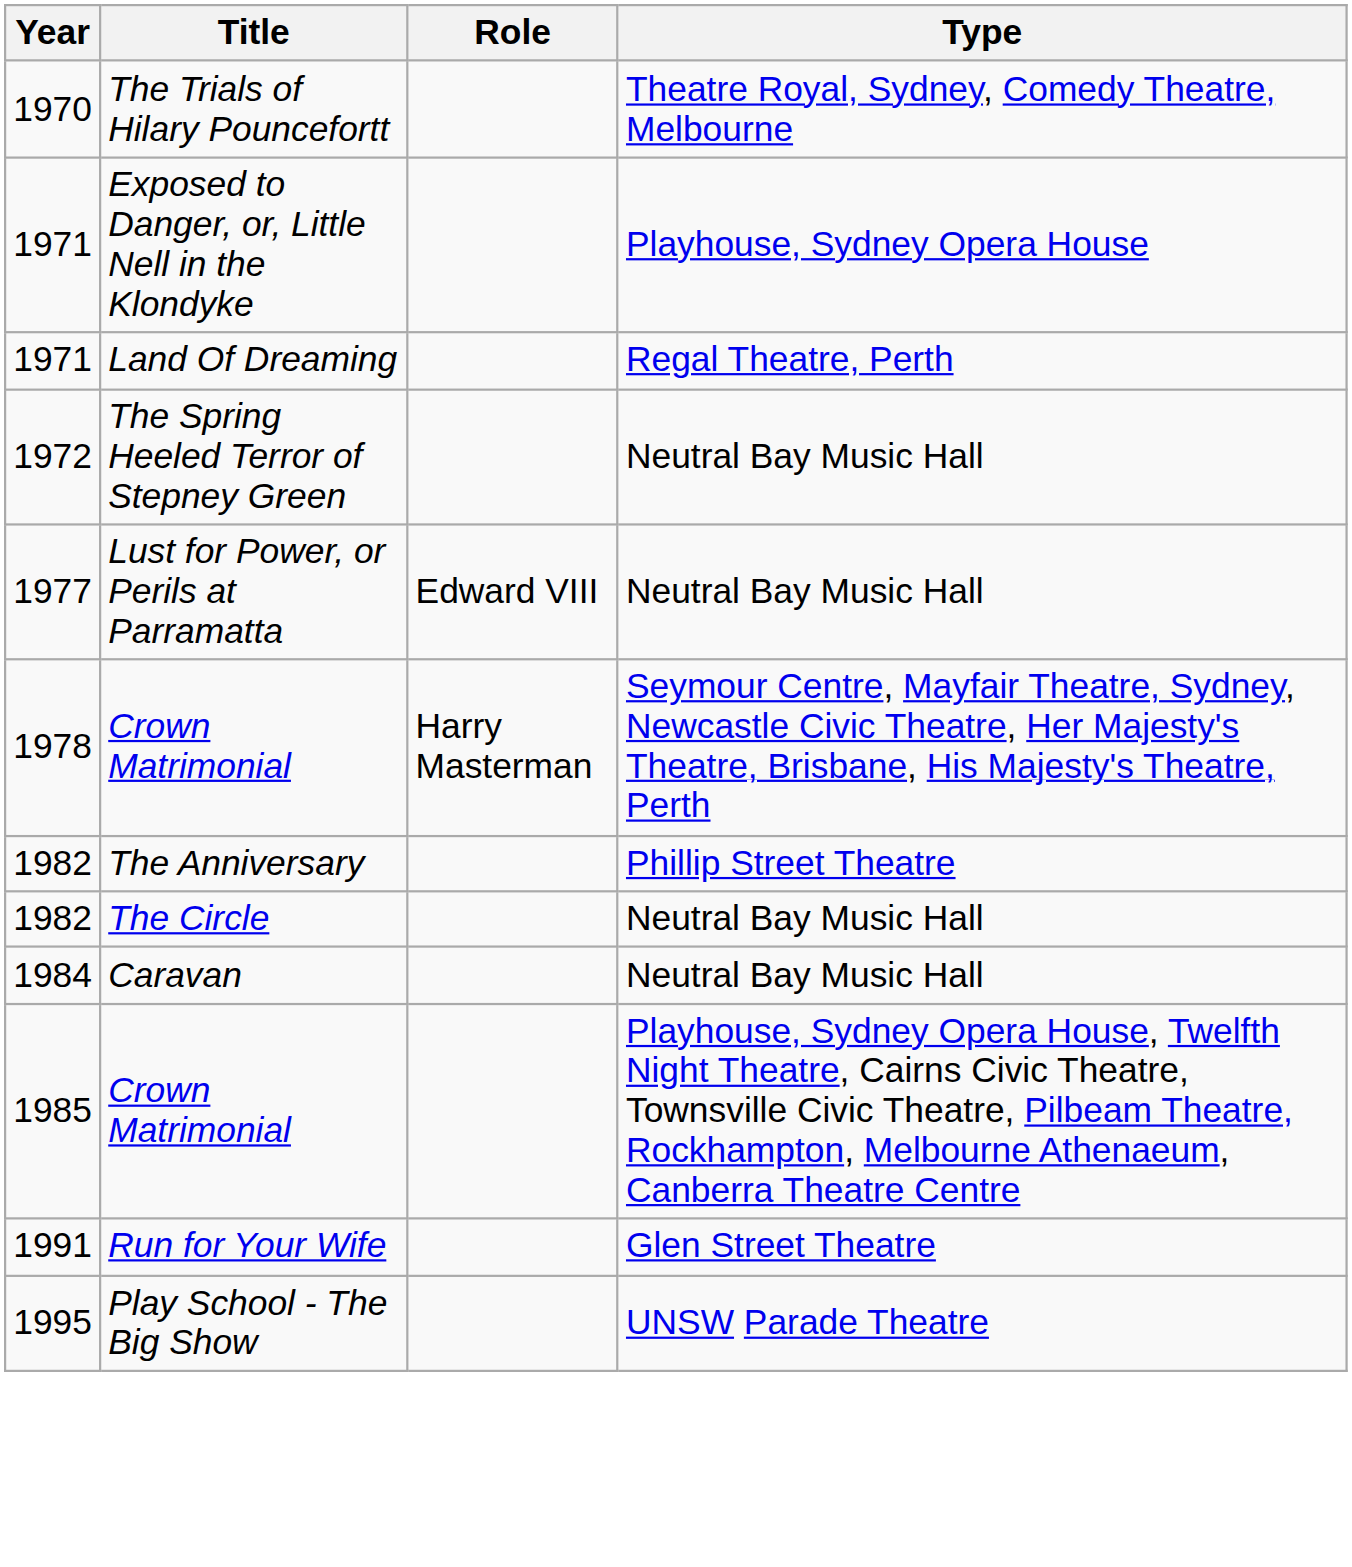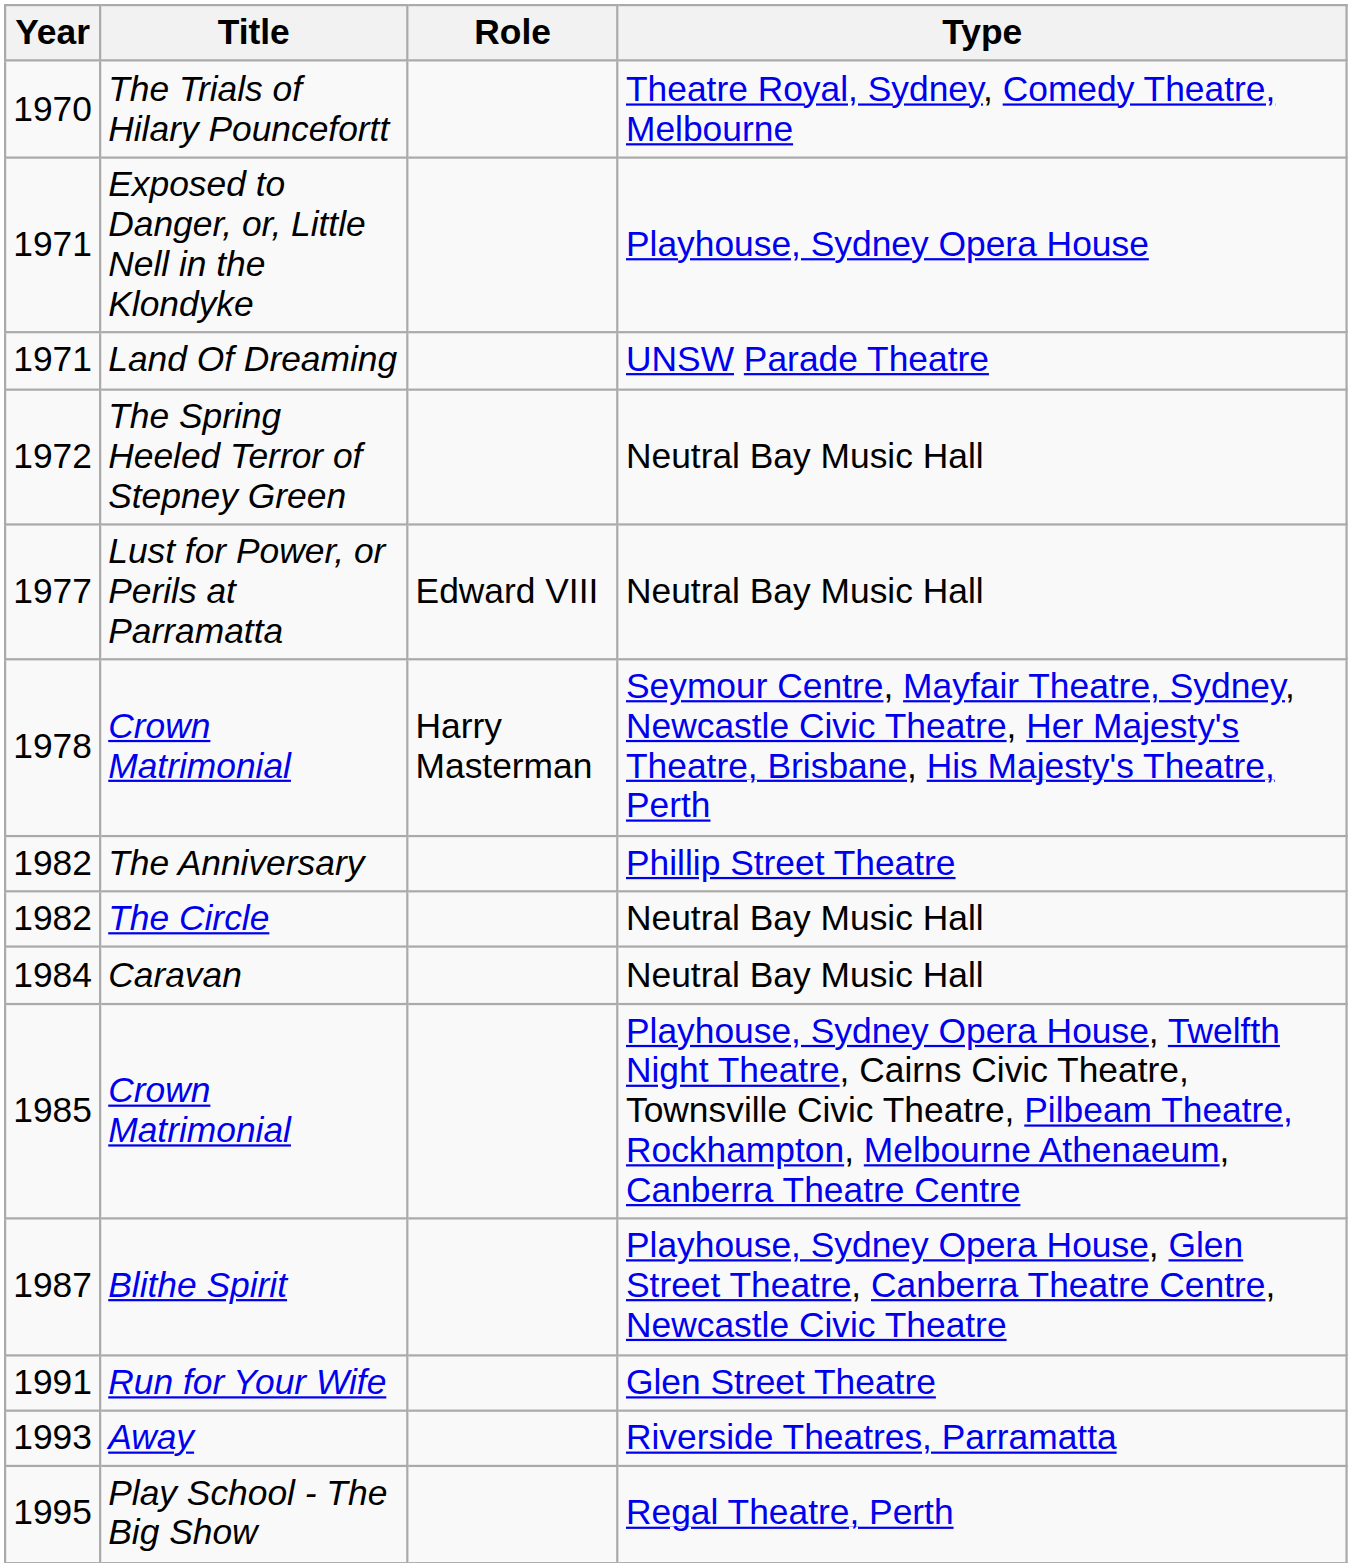(790, 359) Regal Theatre, Perth -> (807, 359) UNSW Parade Theatre
+ row: (53, 1285)
+ row: (53, 1437)
(807, 1322) UNSW Parade Theatre -> (790, 1513) Regal Theatre, Perth
